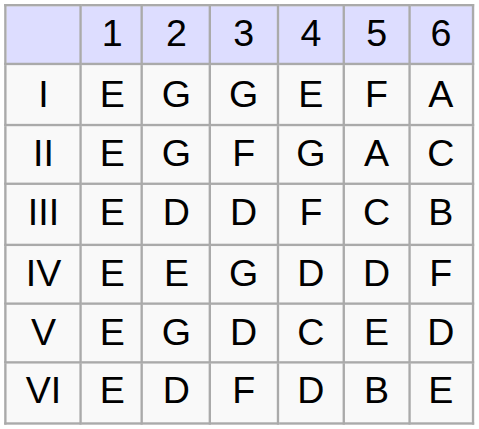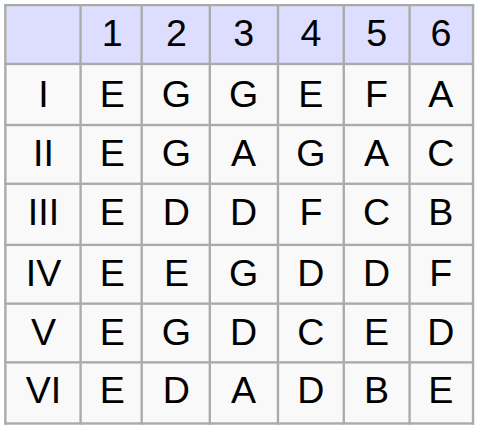(244, 153) F -> (244, 153) A
(244, 392) F -> (244, 392) A
